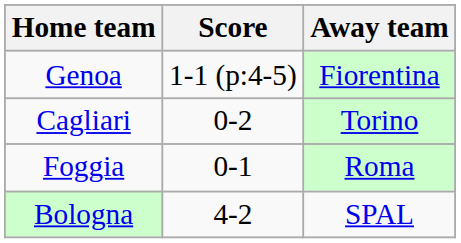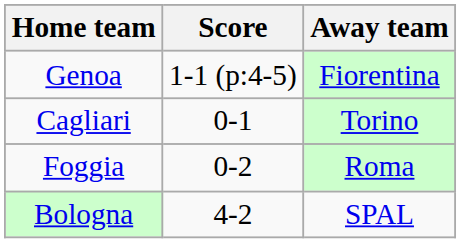(233, 120) 0-2 -> (233, 120) 0-1
(233, 167) 0-1 -> (233, 167) 0-2
